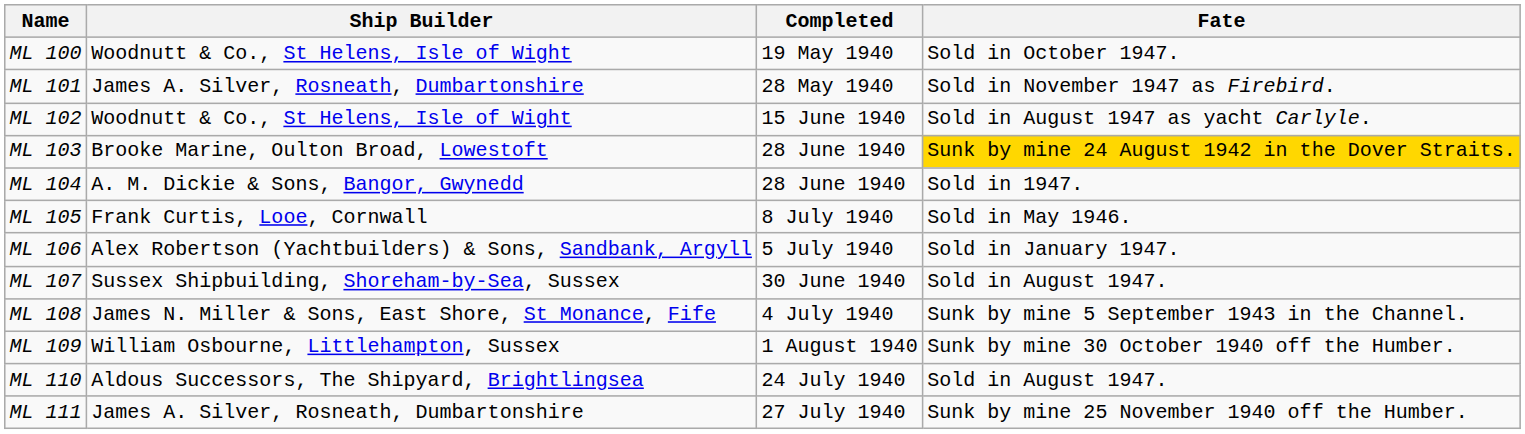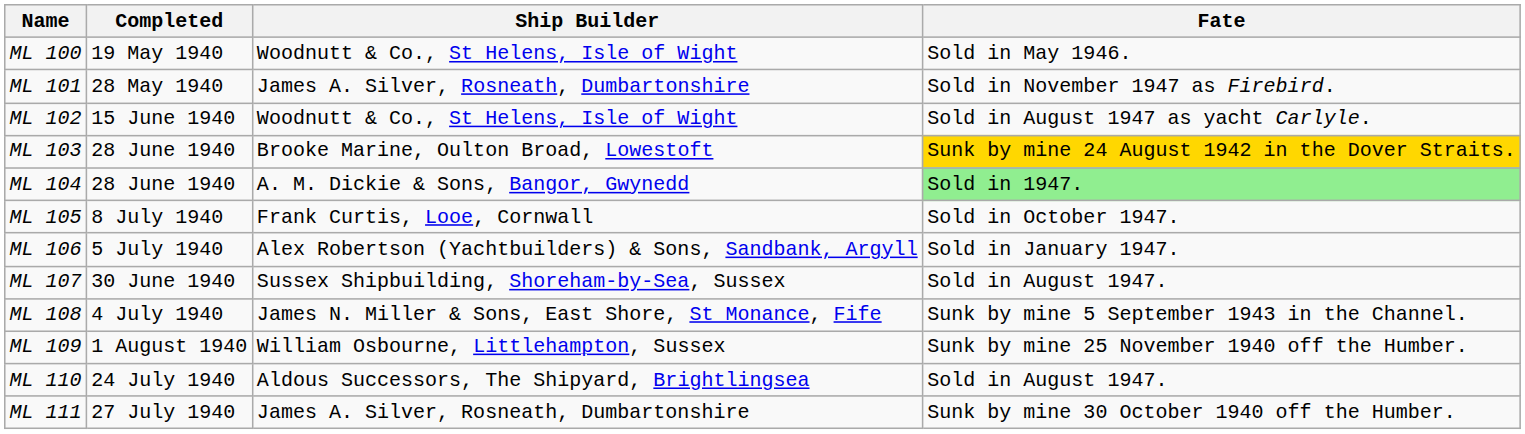columns swapped: (422, 21) <-> (840, 21)
(1053, 54) Sold in October 1947. -> (1029, 54) Sold in May 1946.
(1005, 184) no background -> (1005, 184) lightgreen background
(1029, 217) Sold in May 1946. -> (1053, 217) Sold in October 1947.
(1191, 347) Sunk by mine 30 October 1940 off the Humber. -> (1197, 347) Sunk by mine 25 November 1940 off the Humber.
(1197, 413) Sunk by mine 25 November 1940 off the Humber. -> (1191, 413) Sunk by mine 30 October 1940 off the Humber.
